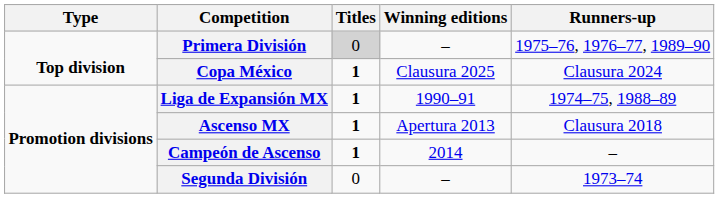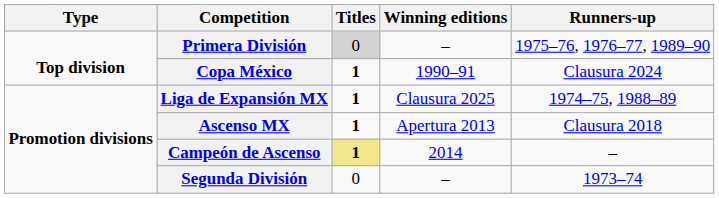(446, 71) Clausura 2025 -> (446, 71) 1990–91
(446, 98) 1990–91 -> (446, 98) Clausura 2025
(356, 152) no background -> (356, 152) khaki background
